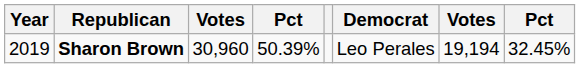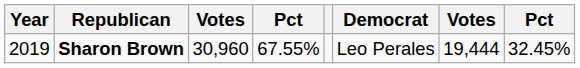(288, 48) 50.39% -> (288, 48) 67.55%
(471, 48) 19,194 -> (471, 48) 19,444
